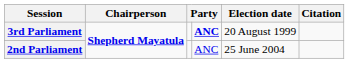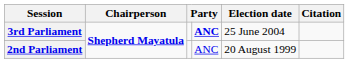(260, 31) 20 August 1999 -> (255, 31) 25 June 2004
(255, 49) 25 June 2004 -> (260, 49) 20 August 1999
